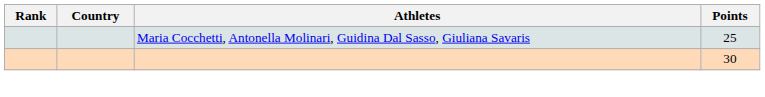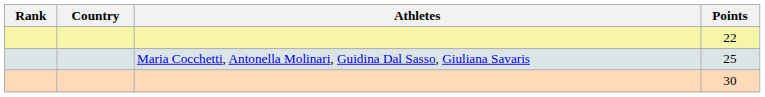+ row: (730, 37)
